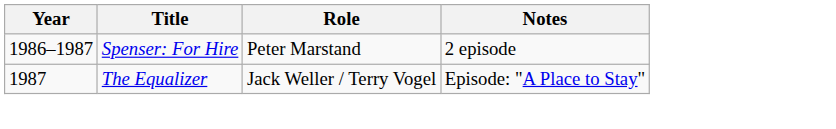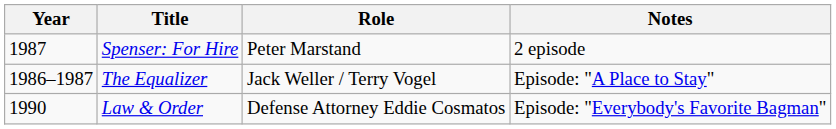(51, 49) 1986–1987 -> (28, 49) 1987
(28, 78) 1987 -> (51, 78) 1986–1987
+ row: (152, 108)
